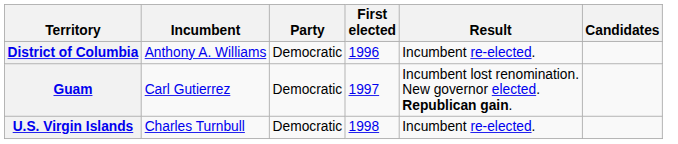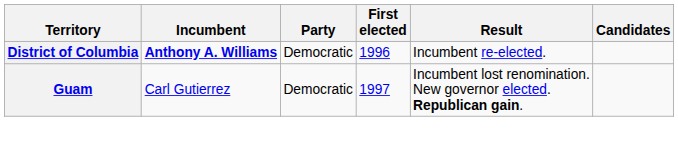(205, 52) normal -> (211, 52) bold
- row: (73, 127)
